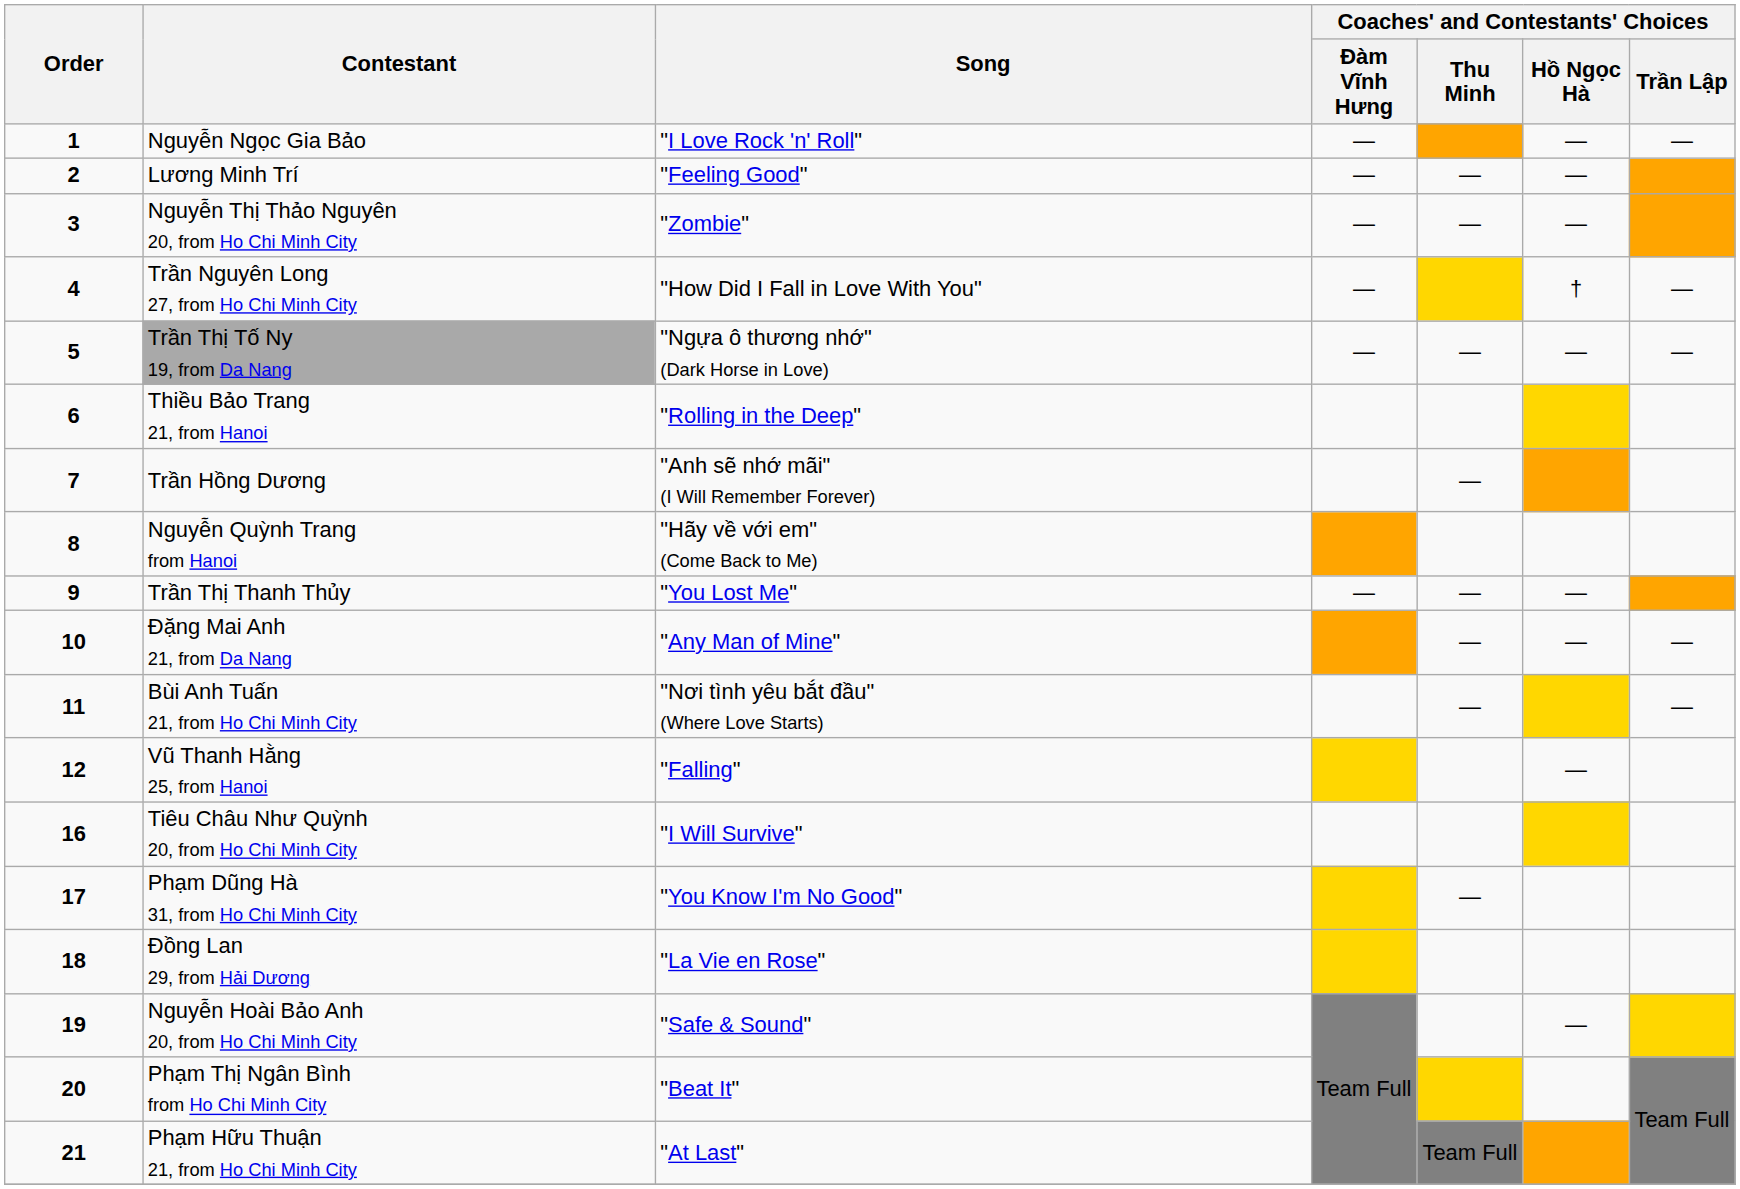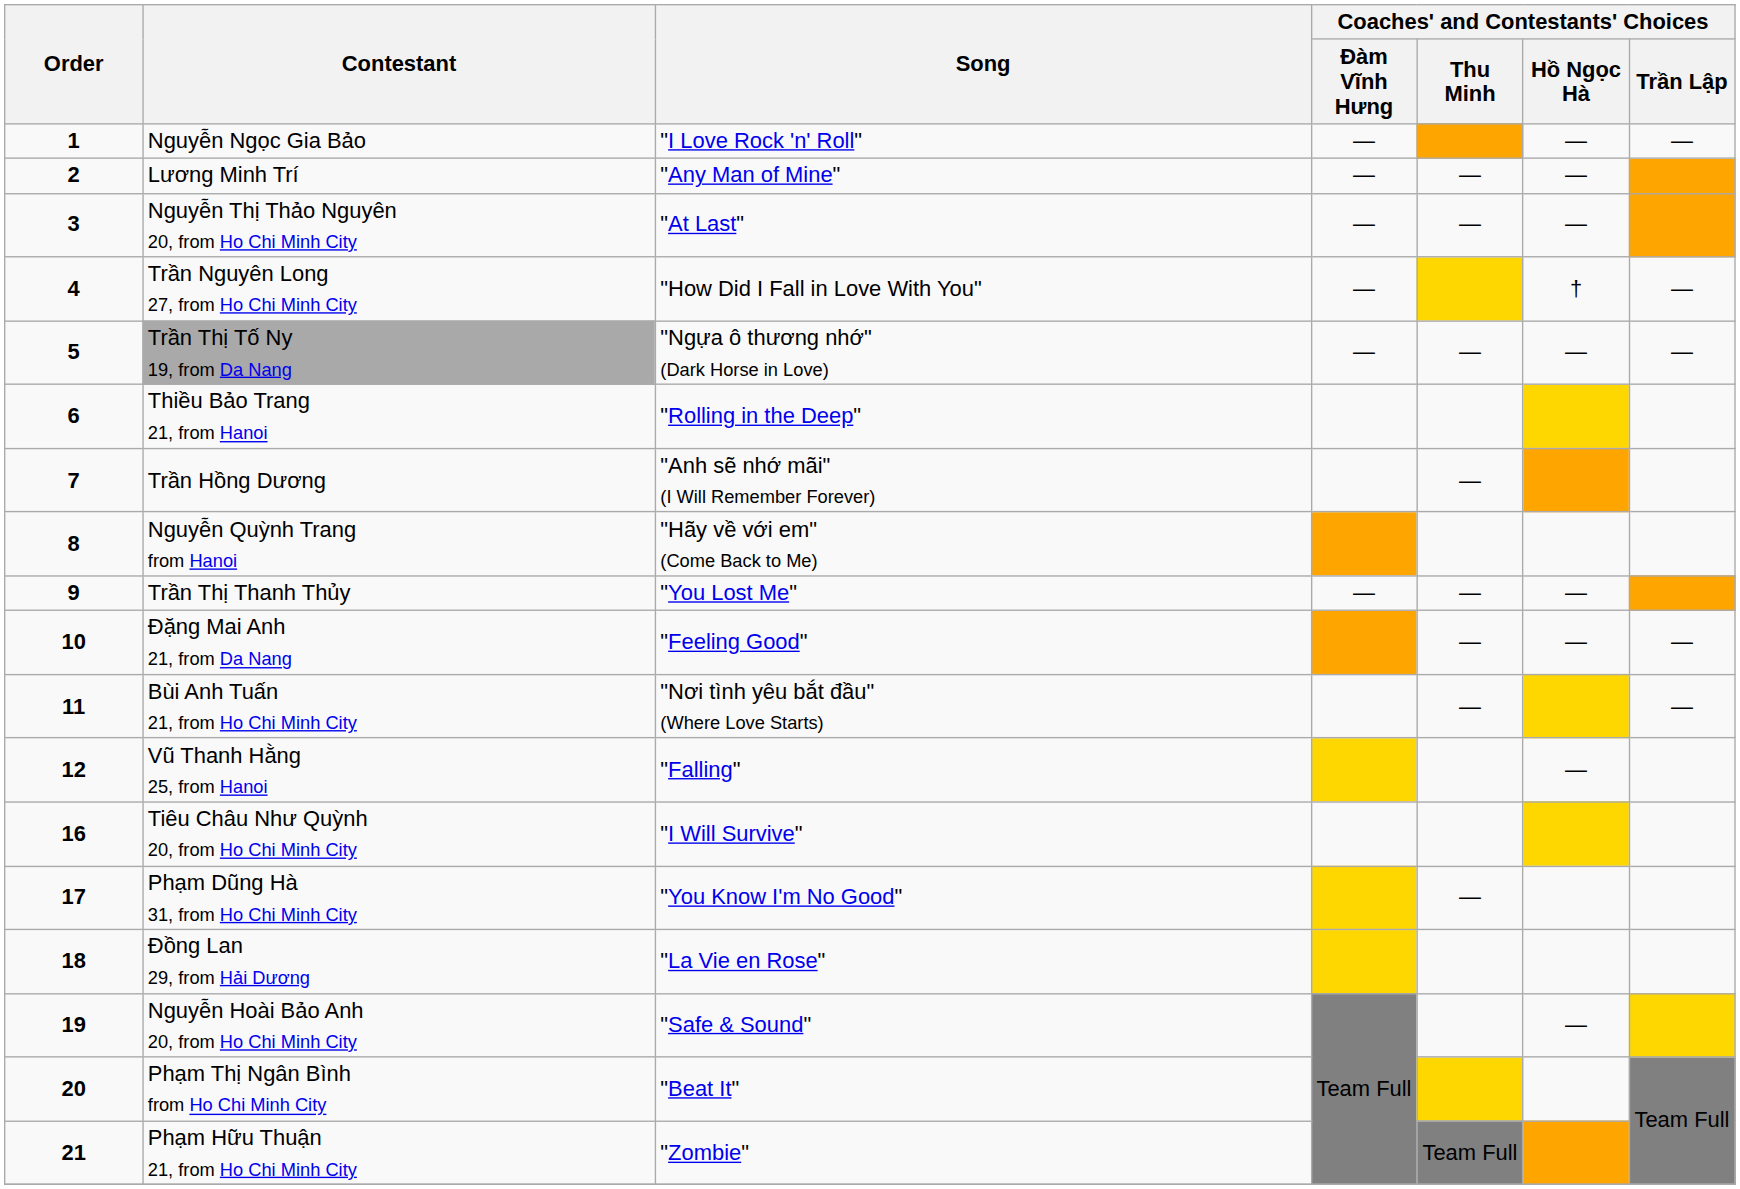(734, 175) "Feeling Good" -> (750, 175) "Any Man of Mine"
(705, 224) "Zombie" -> (702, 224) "At Last"
(750, 642) "Any Man of Mine" -> (734, 642) "Feeling Good"
(702, 1152) "At Last" -> (705, 1152) "Zombie"
